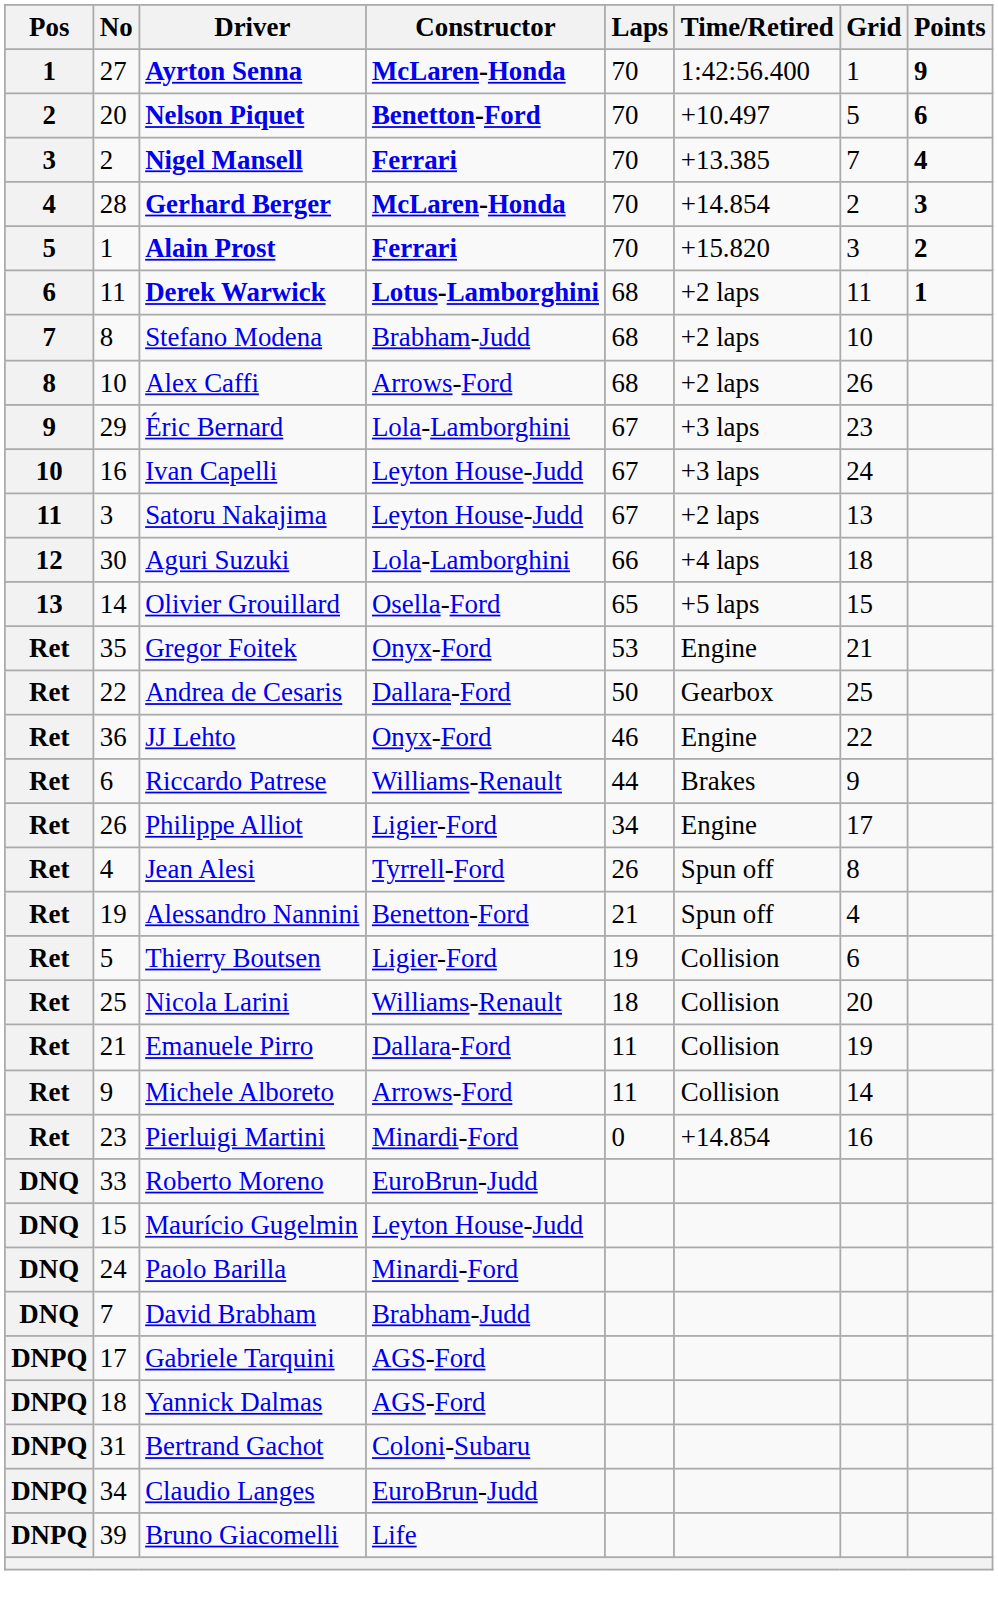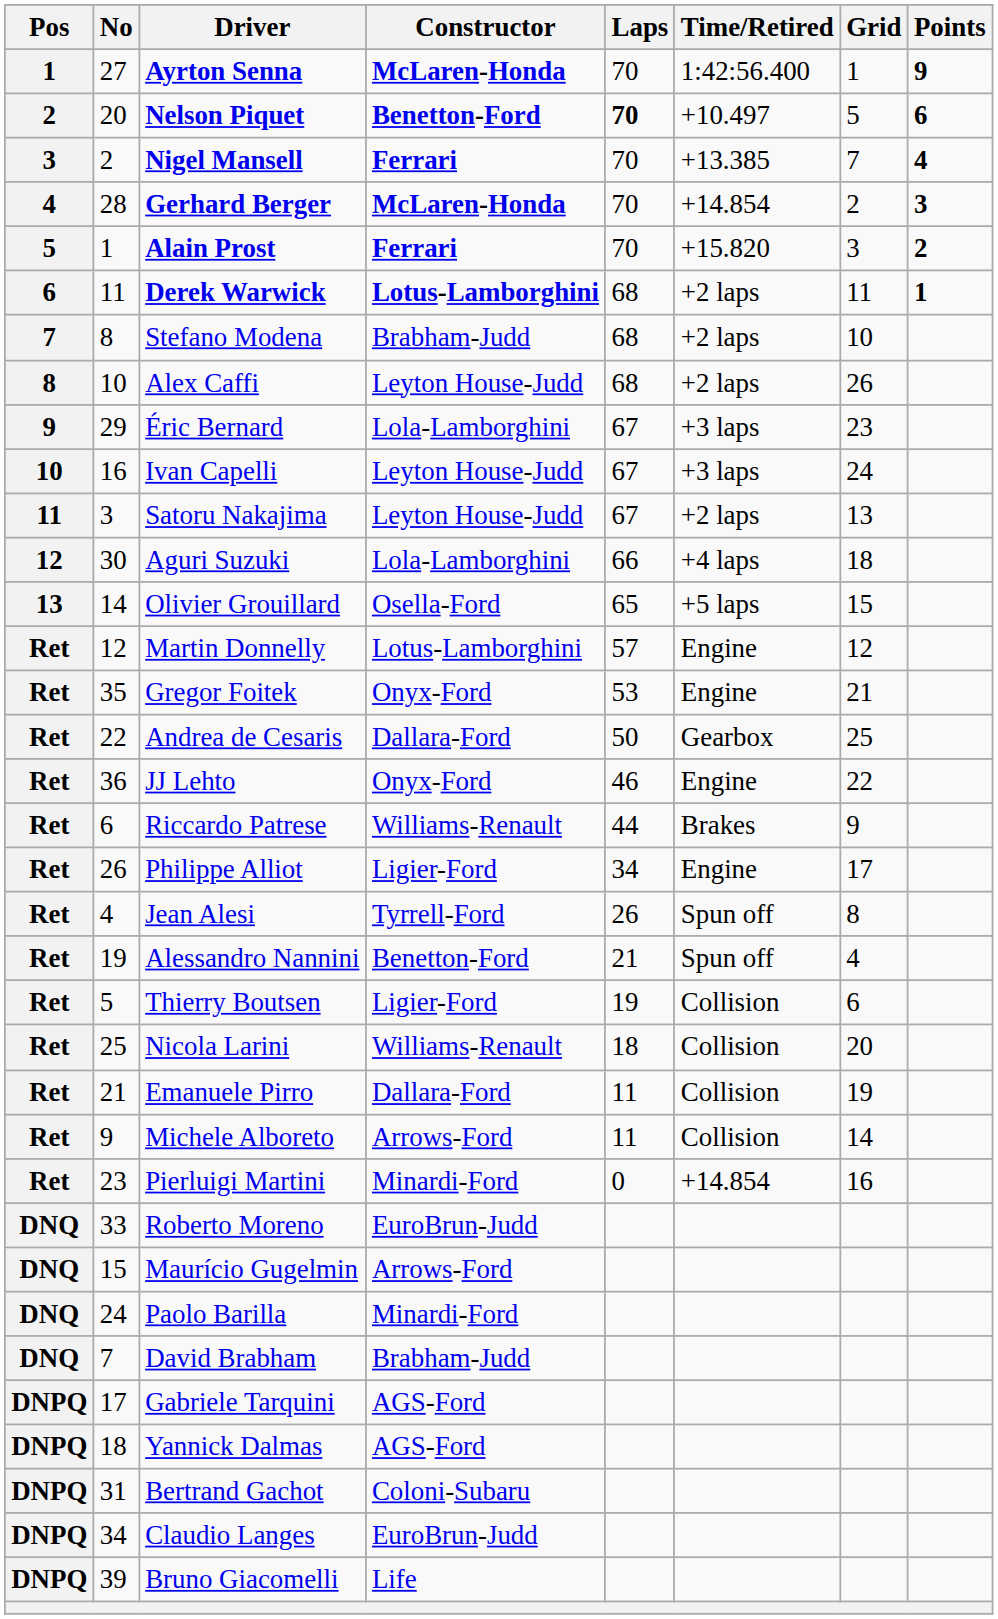(625, 115) normal -> (625, 115) bold
(442, 381) Arrows-Ford -> (478, 381) Leyton House-Judd
+ row: (235, 647)
(478, 1224) Leyton House-Judd -> (442, 1268) Arrows-Ford
